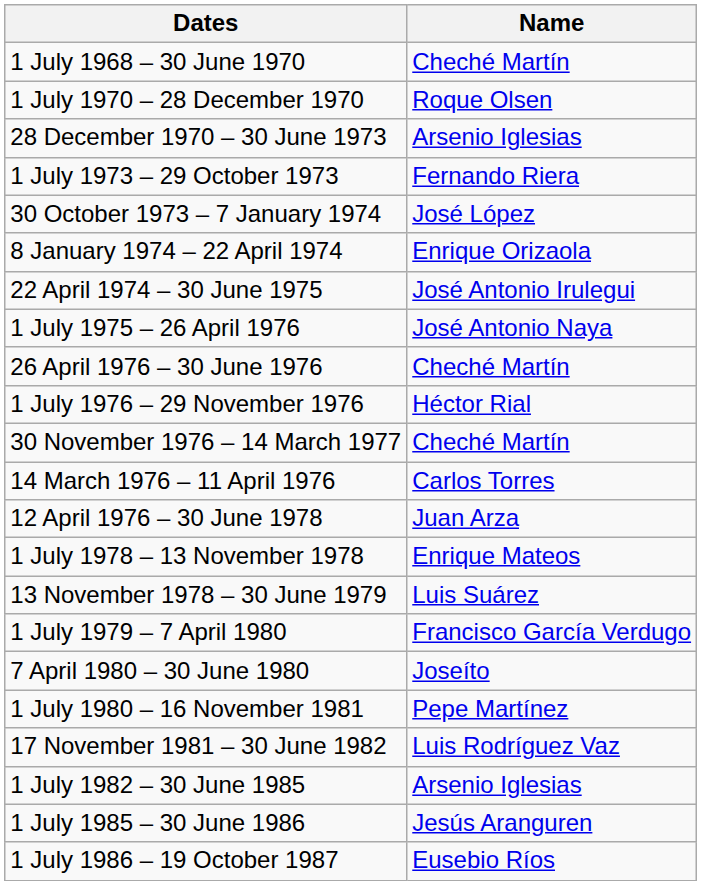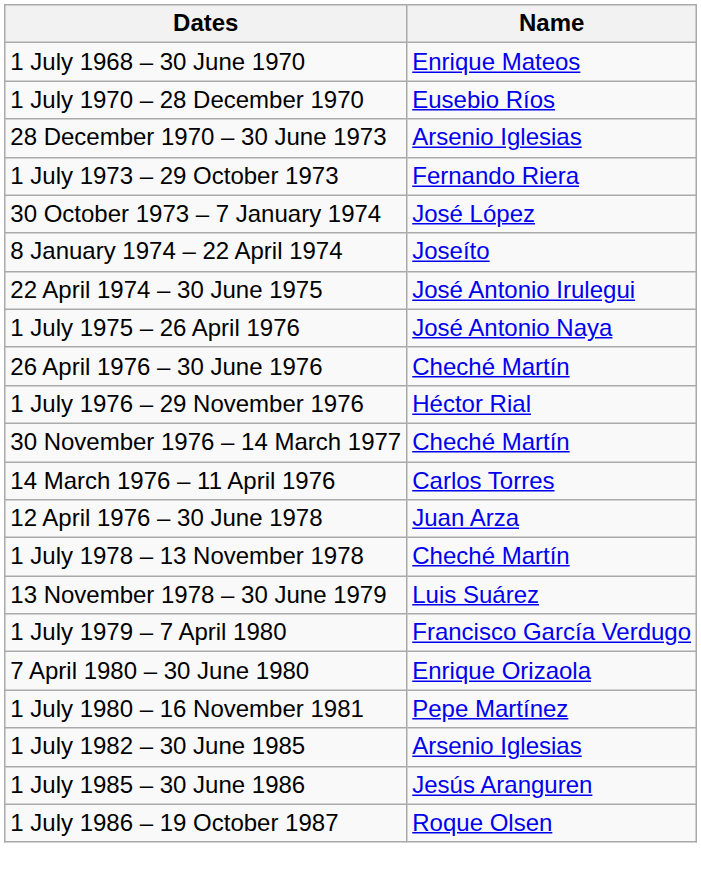(491, 61) Cheché Martín -> (496, 61) Enrique Mateos
(482, 99) Roque Olsen -> (484, 99) Eusebio Ríos
(502, 251) Enrique Orizaola -> (451, 251) Joseíto
(496, 556) Enrique Mateos -> (491, 556) Cheché Martín
(451, 670) Joseíto -> (502, 670) Enrique Orizaola
- row: (198, 746)
(484, 860) Eusebio Ríos -> (482, 822) Roque Olsen
